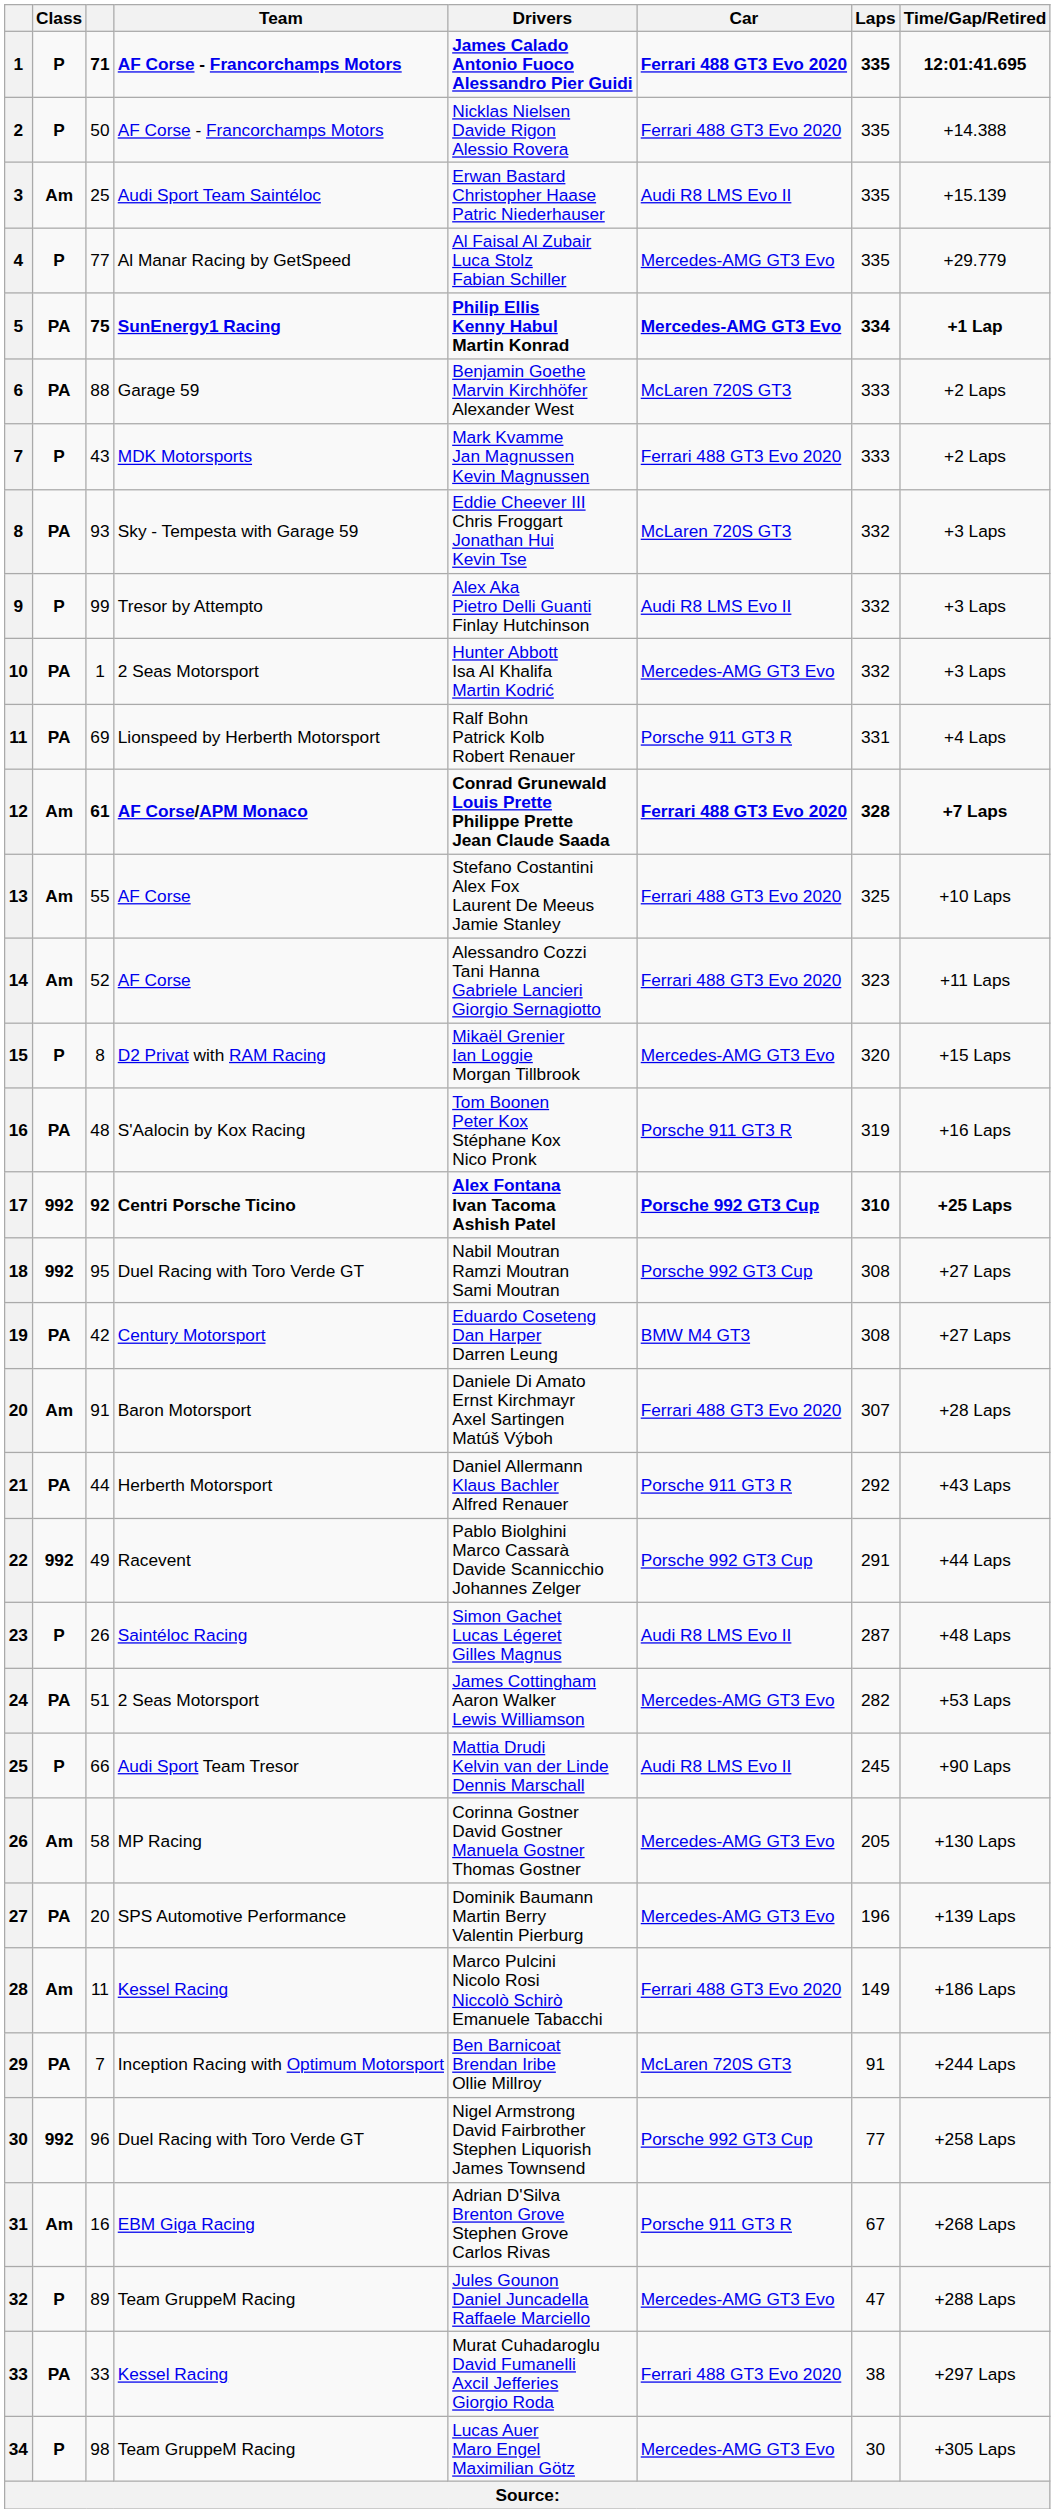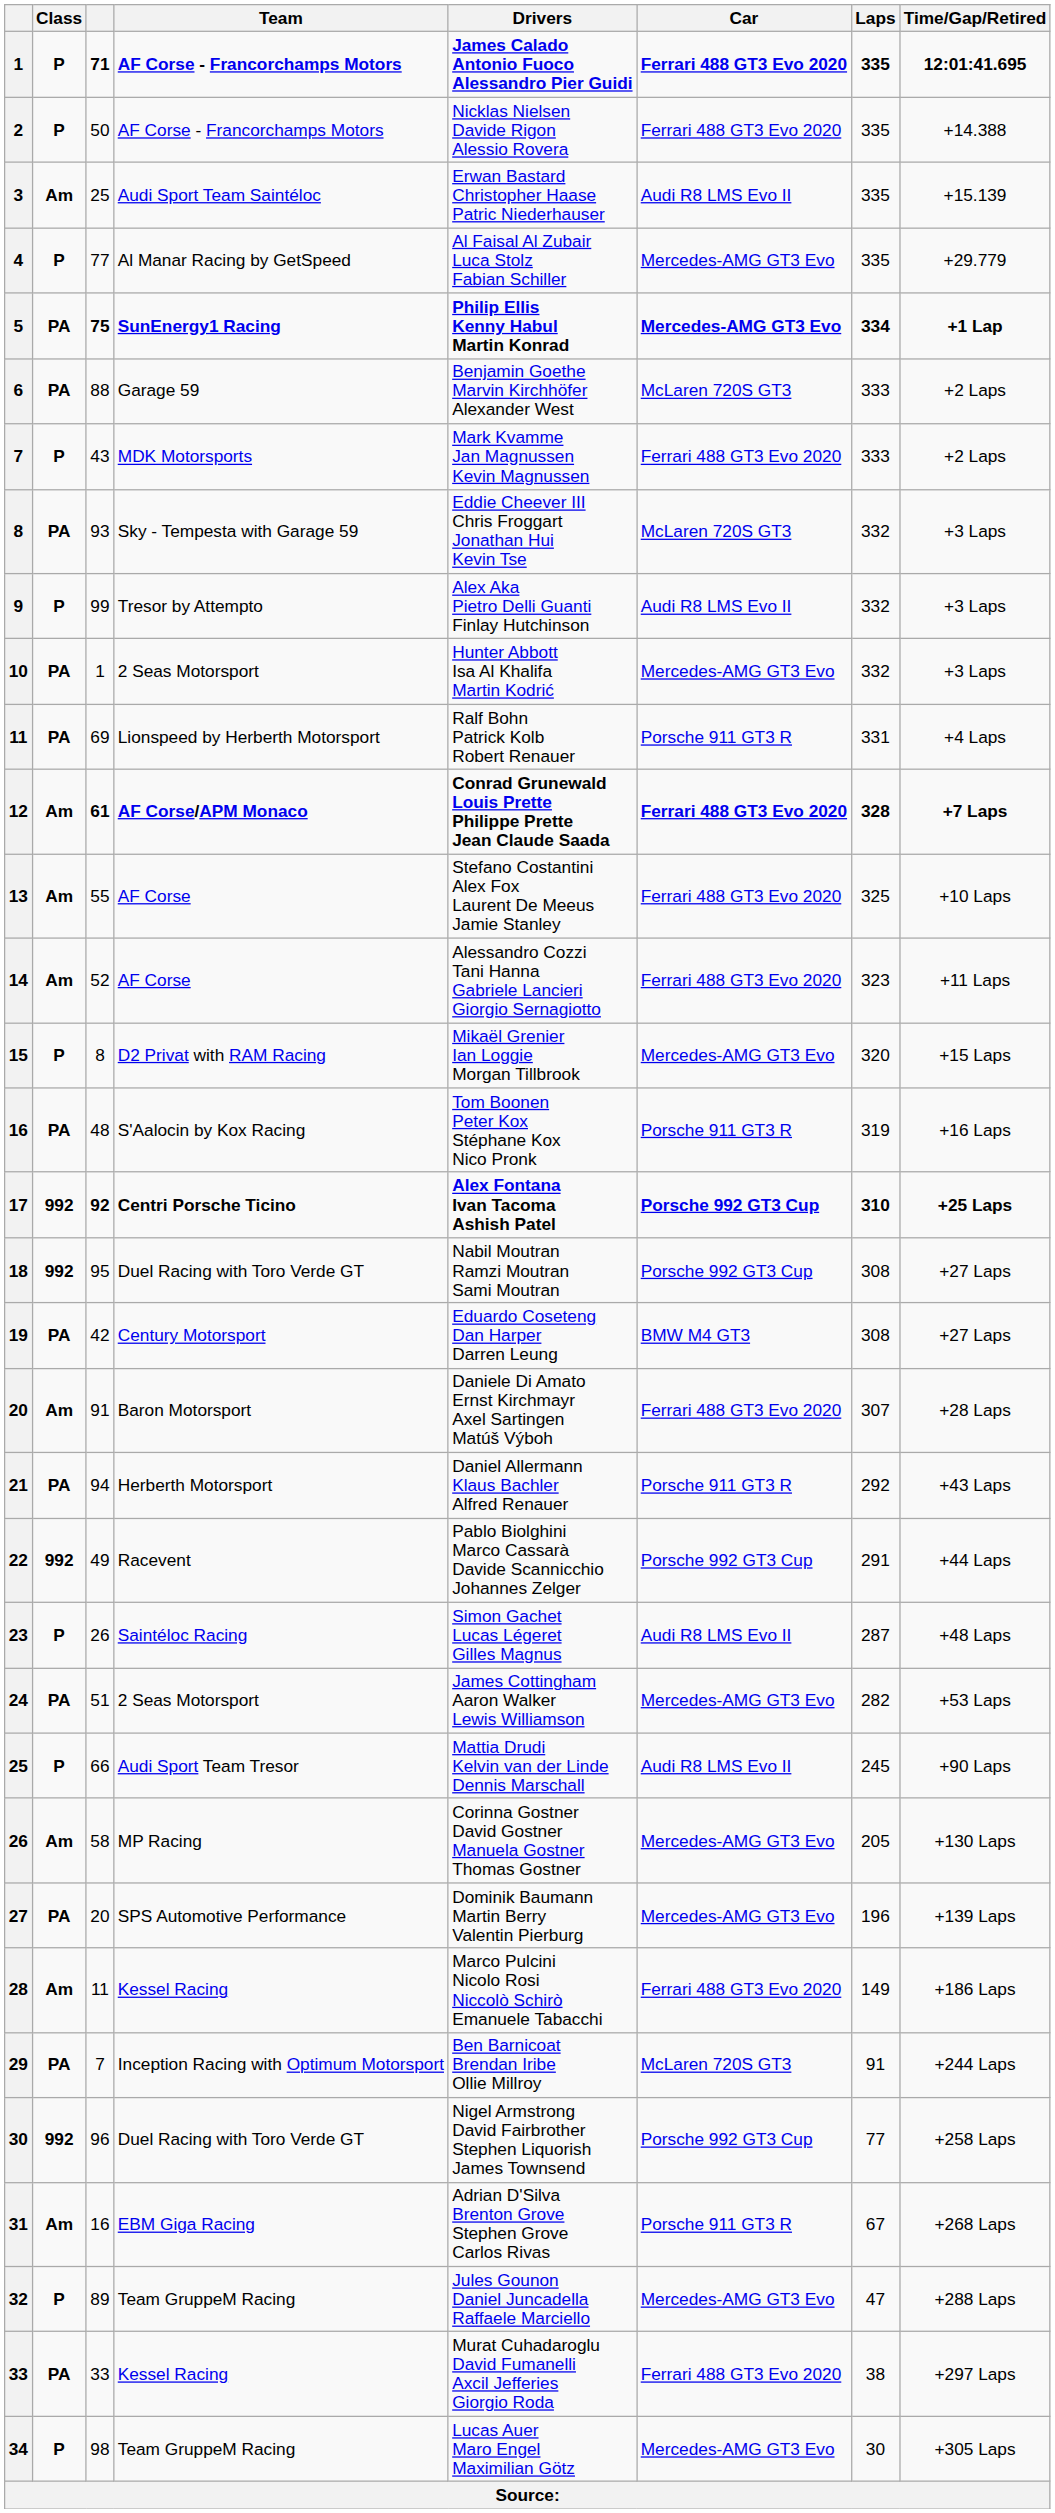(100, 1485) 44 -> (100, 1485) 94
